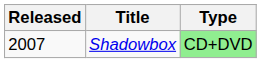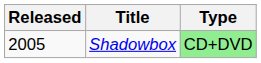(27, 44) 2007 -> (27, 44) 2005
